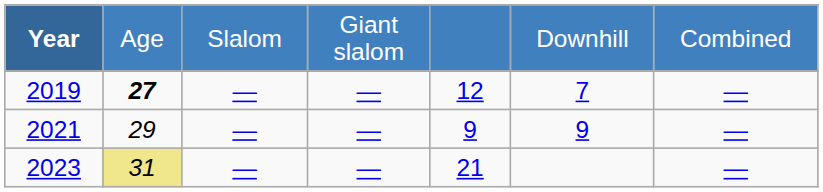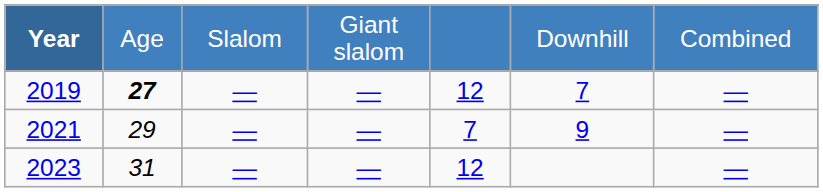(470, 129) 9 -> (470, 129) 7
(142, 168) khaki background -> (142, 168) no background
(470, 168) 21 -> (470, 168) 12
